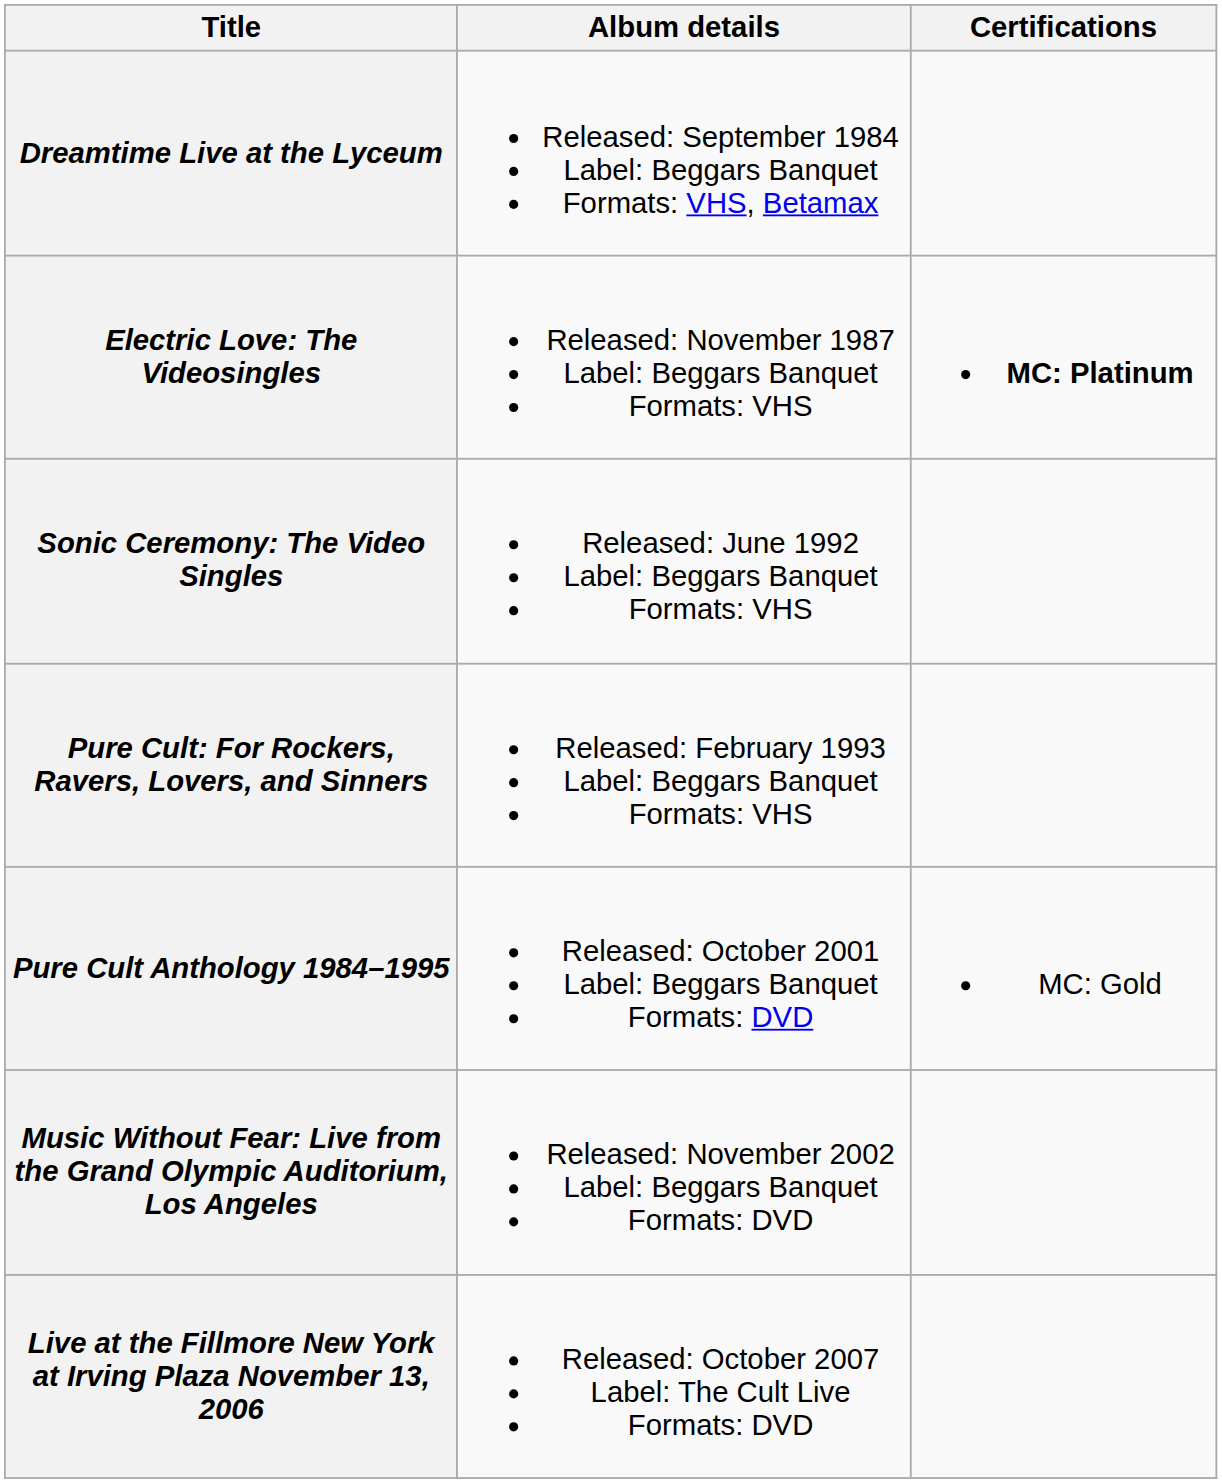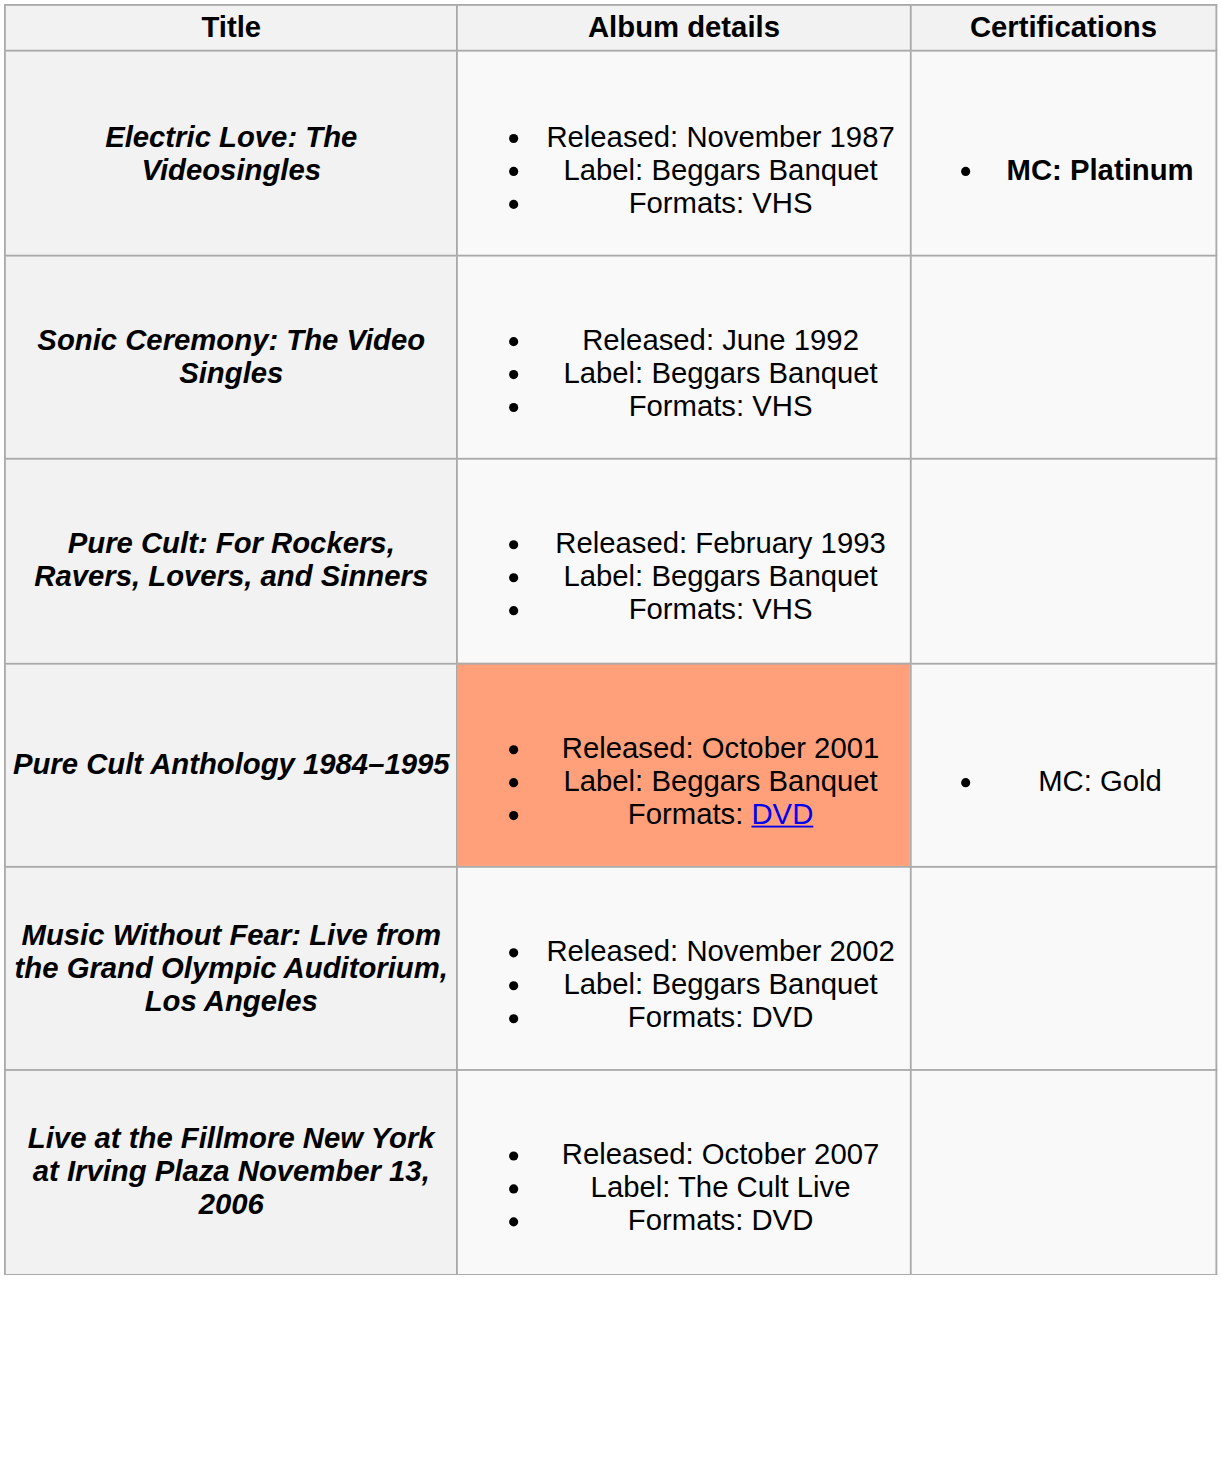- row: (231, 152)
(684, 985) no background -> (684, 781) lightsalmon background
